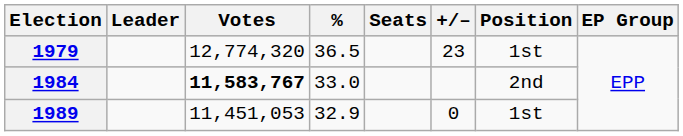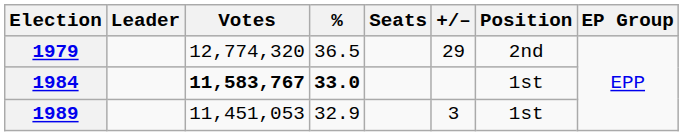(453, 52) 23 -> (453, 52) 29
(526, 52) 1st -> (526, 52) 2nd
(337, 83) normal -> (337, 83) bold
(526, 83) 2nd -> (526, 83) 1st
(454, 114) 0 -> (454, 114) 3
